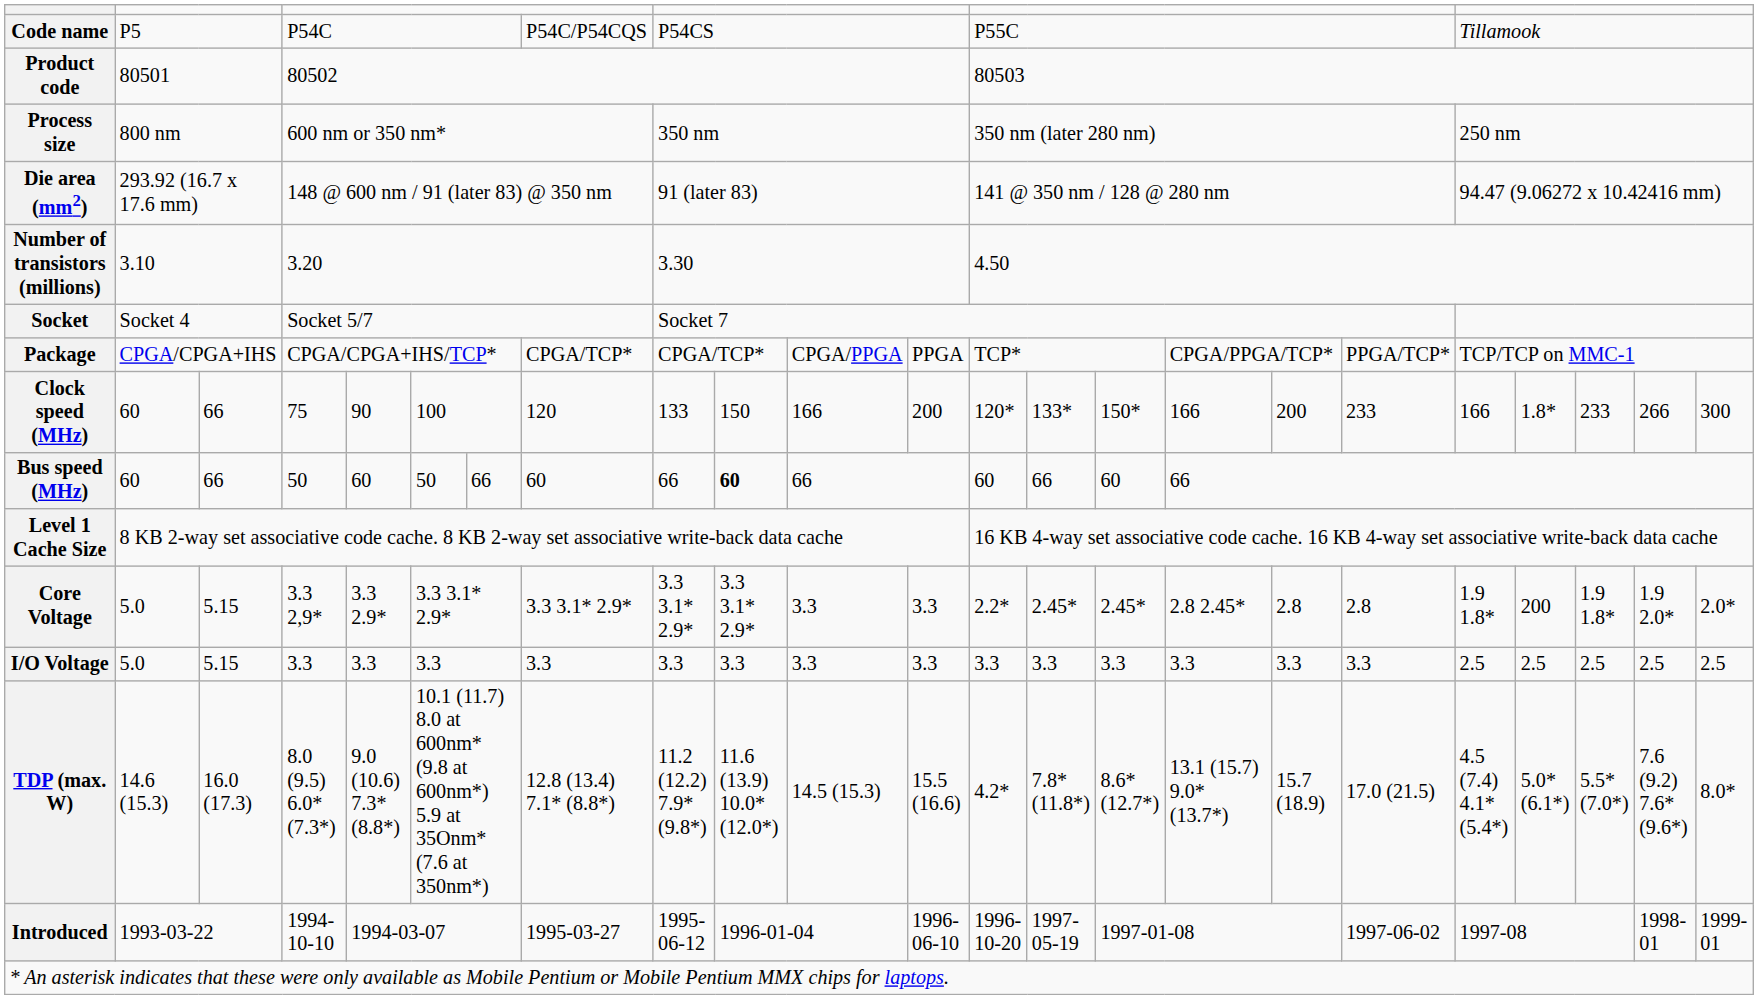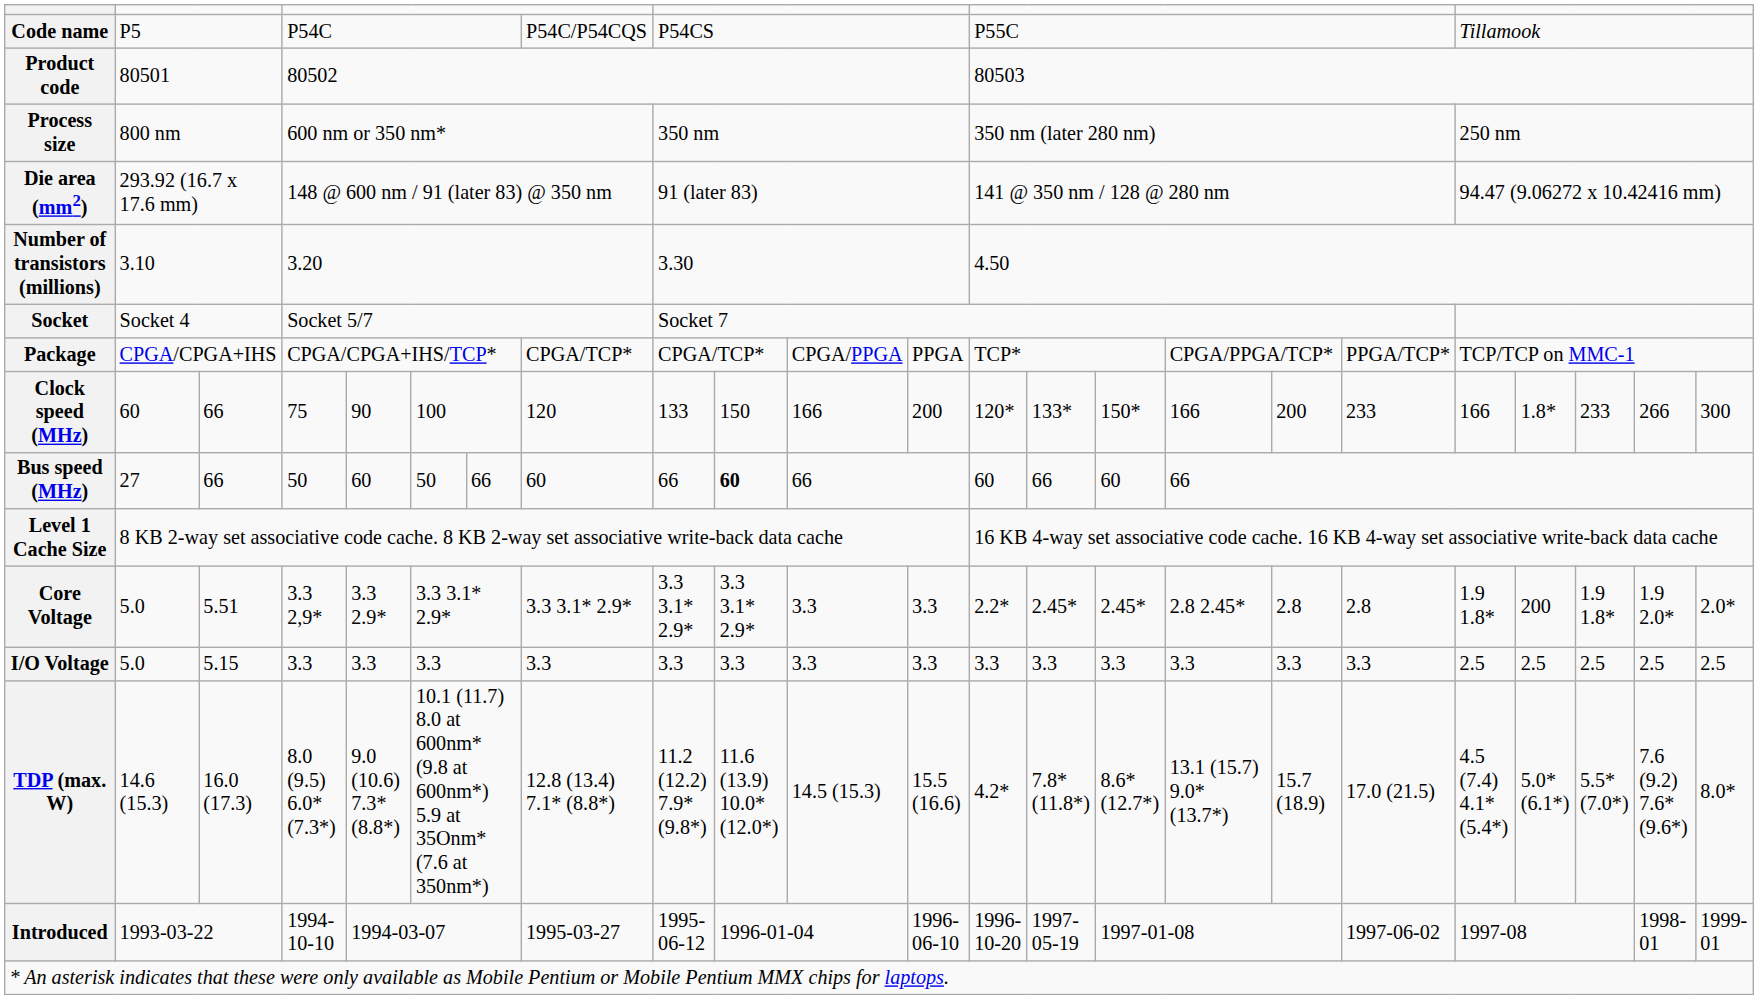(130, 480) 60 -> (130, 480) 27
(221, 606) 5.15 -> (221, 606) 5.51
